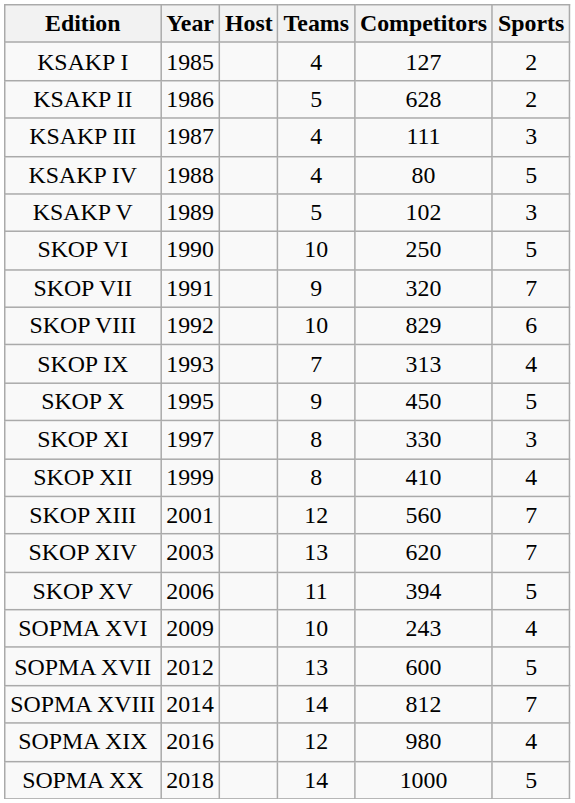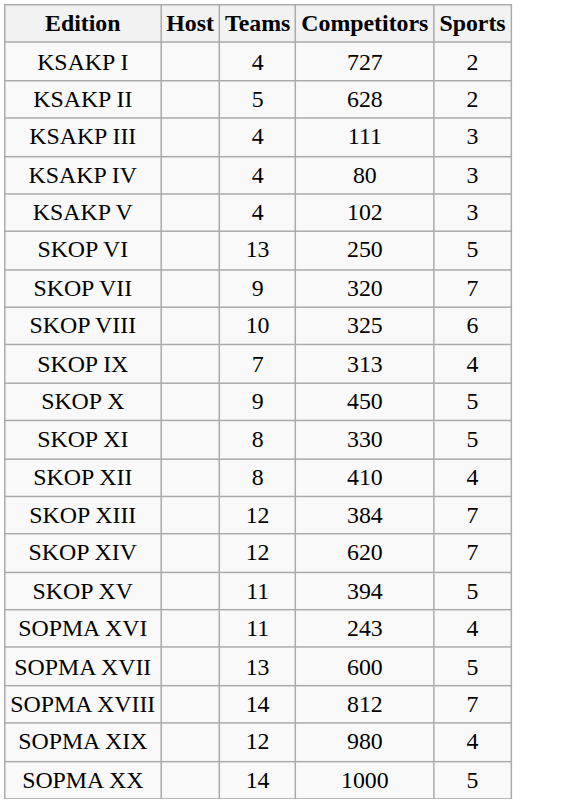- column: (190, 23)
(424, 61) 127 -> (365, 61) 727
(531, 174) 5 -> (472, 174) 3
(316, 212) 5 -> (258, 212) 4
(316, 250) 10 -> (258, 250) 13
(424, 325) 829 -> (365, 325) 325
(531, 439) 3 -> (472, 439) 5
(424, 514) 560 -> (365, 514) 384
(316, 552) 13 -> (258, 552) 12
(316, 628) 10 -> (258, 628) 11
